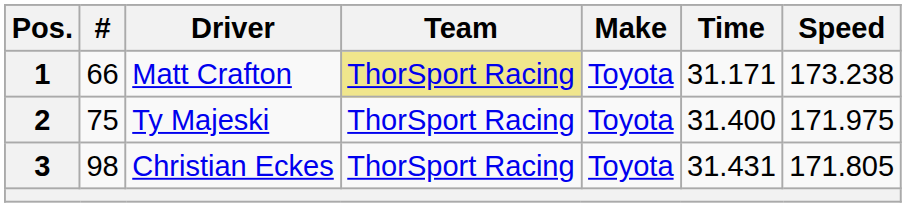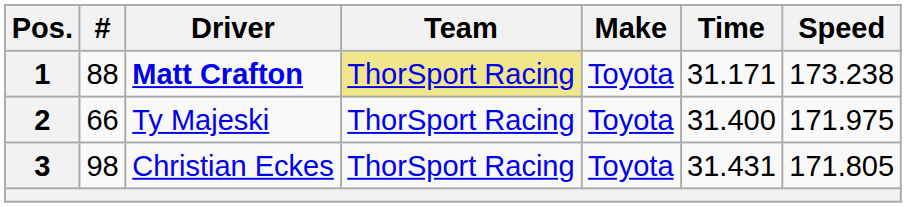(103, 74) 66 -> (103, 74) 88
(212, 74) normal -> (218, 74) bold
(103, 120) 75 -> (103, 120) 66
